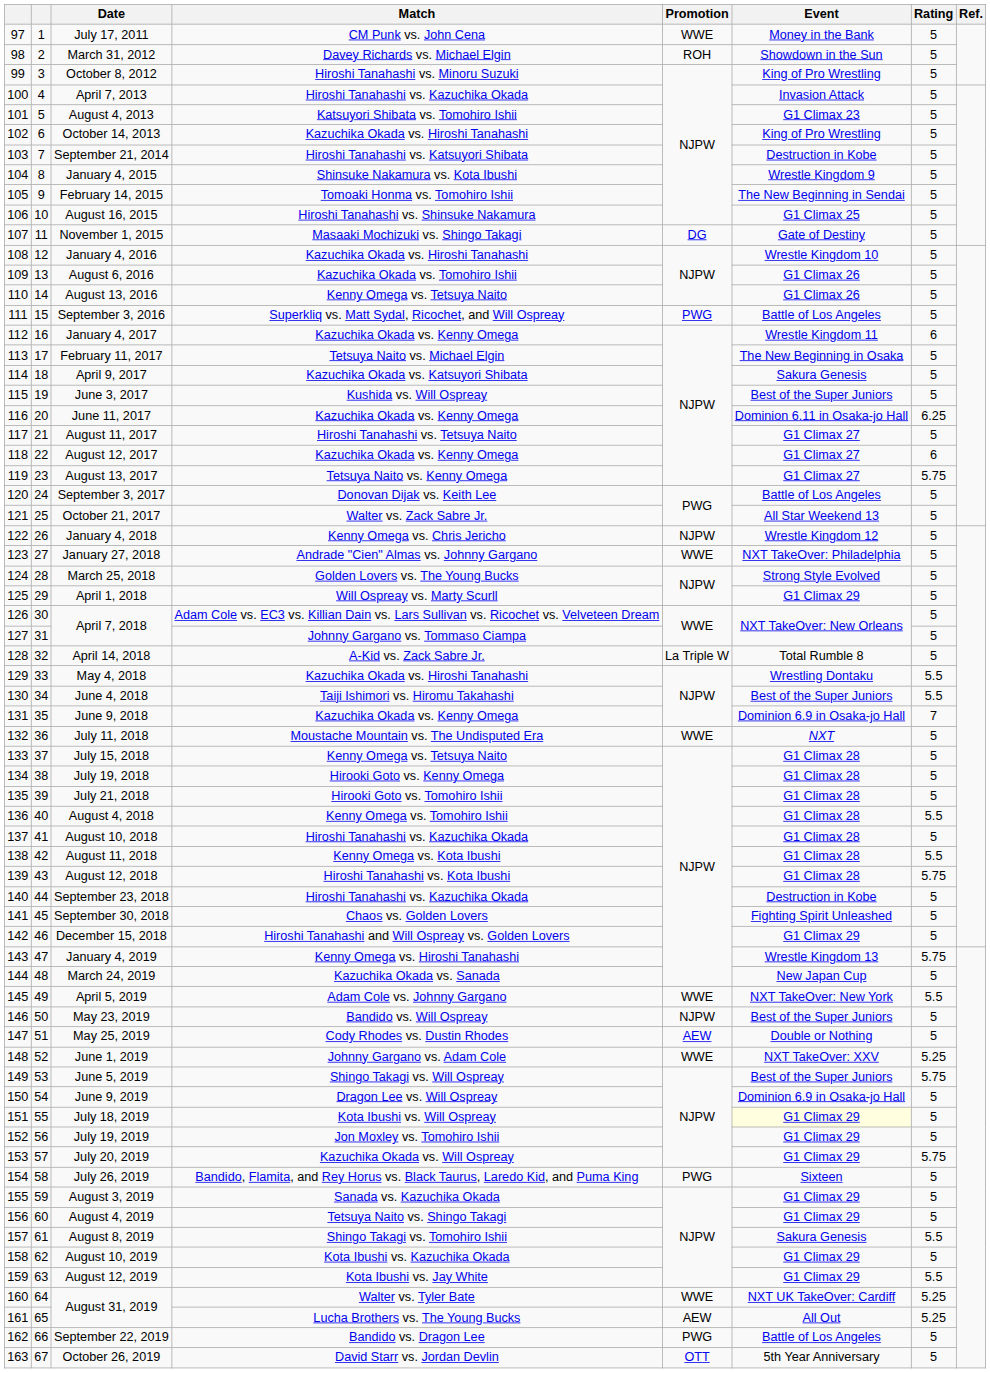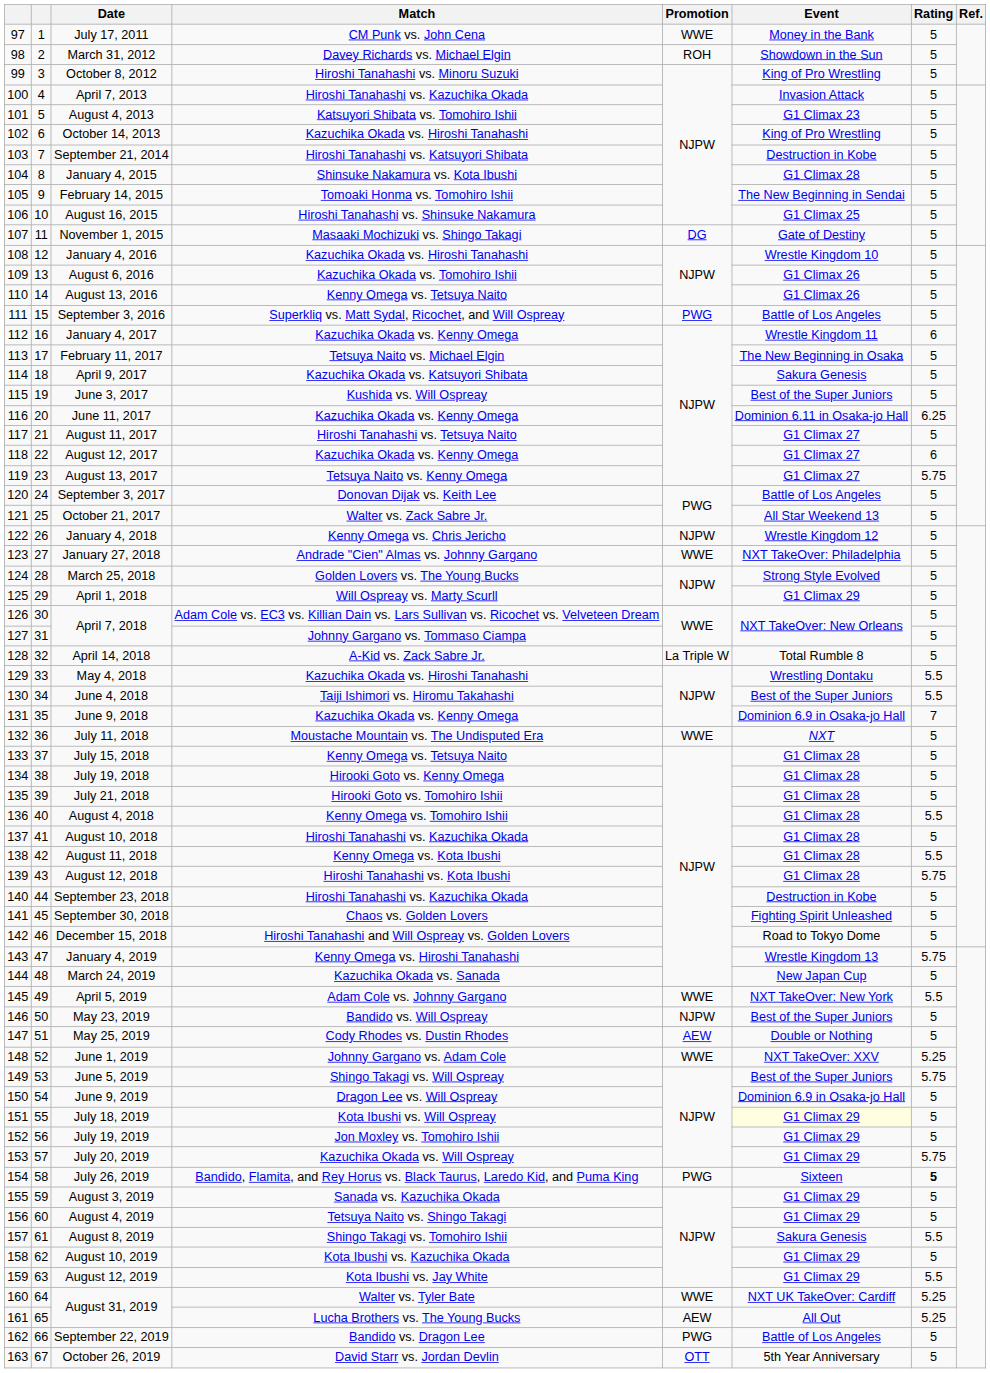(821, 174) Wrestle Kingdom 9 -> (821, 174) G1 Climax 28
(821, 936) G1 Climax 29 -> (821, 936) Road to Tokyo Dome
(934, 1177) normal -> (934, 1177) bold
